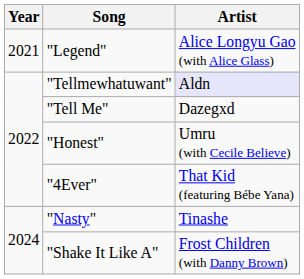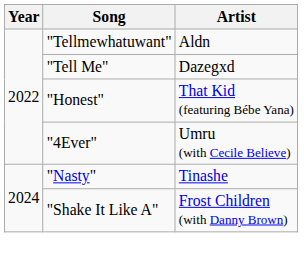- row: (77, 50)
(195, 84) lavender background -> (195, 41) no background
(235, 142) Umru (with Cecile Believe) -> (236, 100) That Kid (featuring Bébe Yana)
(236, 185) That Kid (featuring Bébe Yana) -> (235, 142) Umru (with Cecile Believe)
